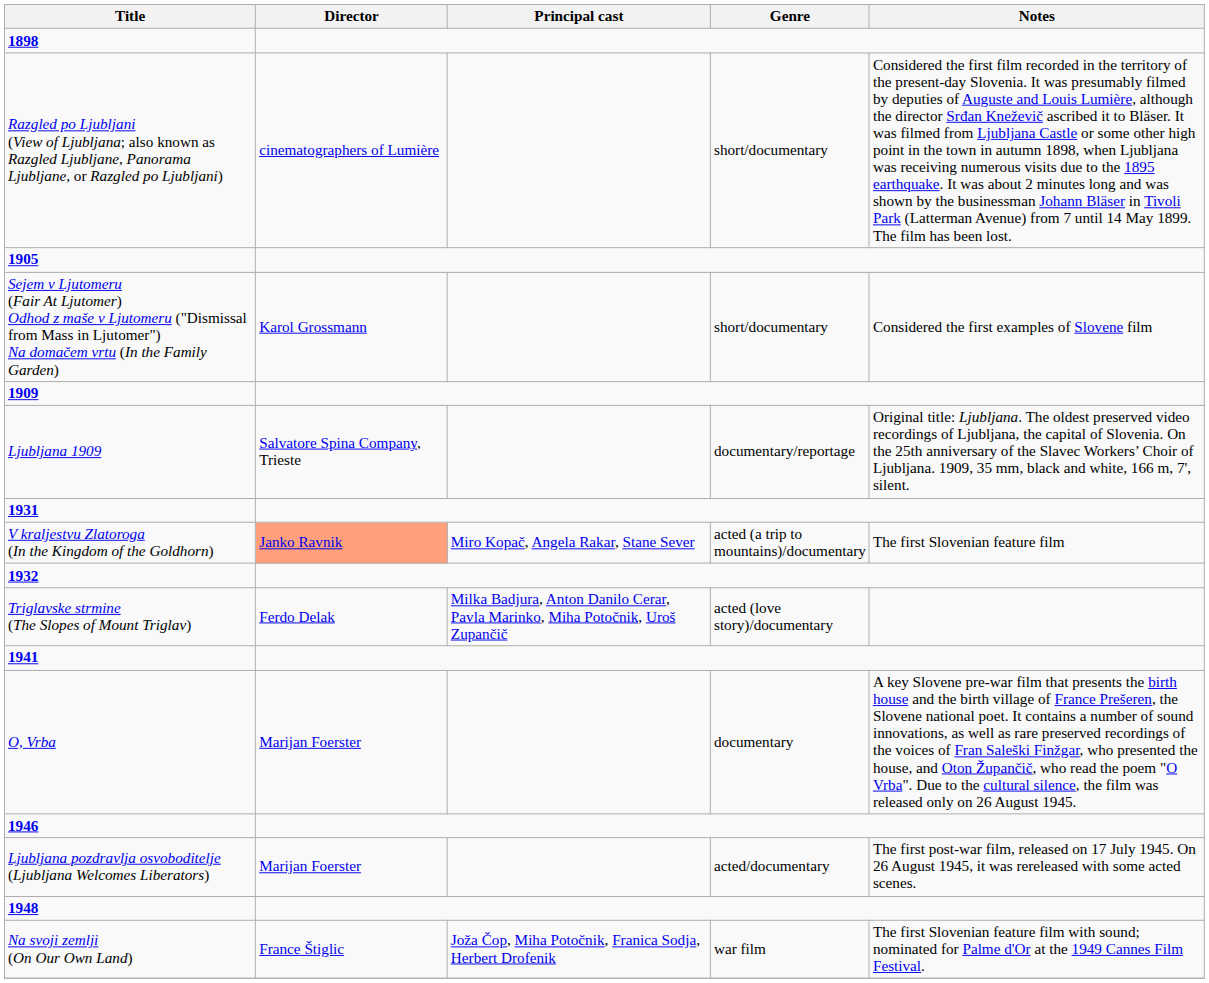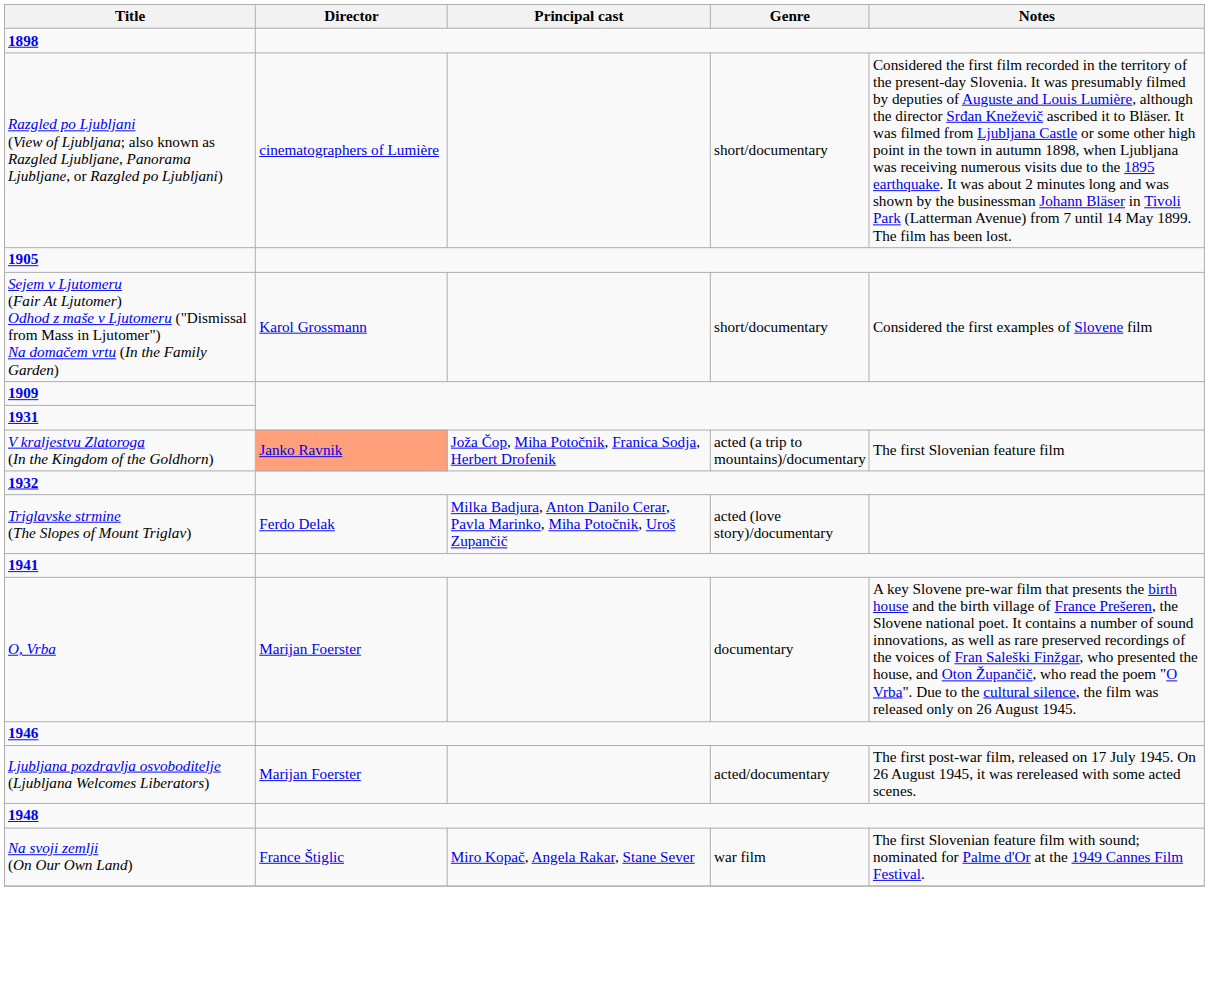- row: (55, 451)
(573, 542) Miro Kopač, Angela Rakar, Stane Sever -> (575, 450) Joža Čop, Miha Potočnik, Franica Sodja, Herbert Drofenik
(575, 949) Joža Čop, Miha Potočnik, Franica Sodja, Herbert Drofenik -> (573, 856) Miro Kopač, Angela Rakar, Stane Sever
